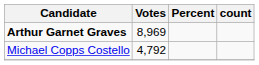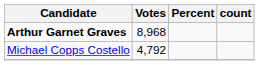(151, 32) 8,969 -> (151, 32) 8,968
